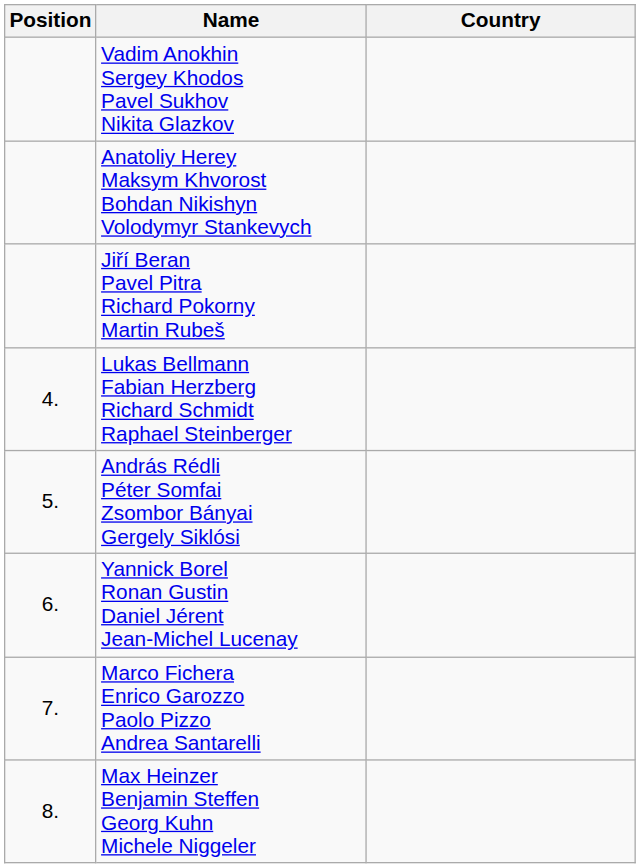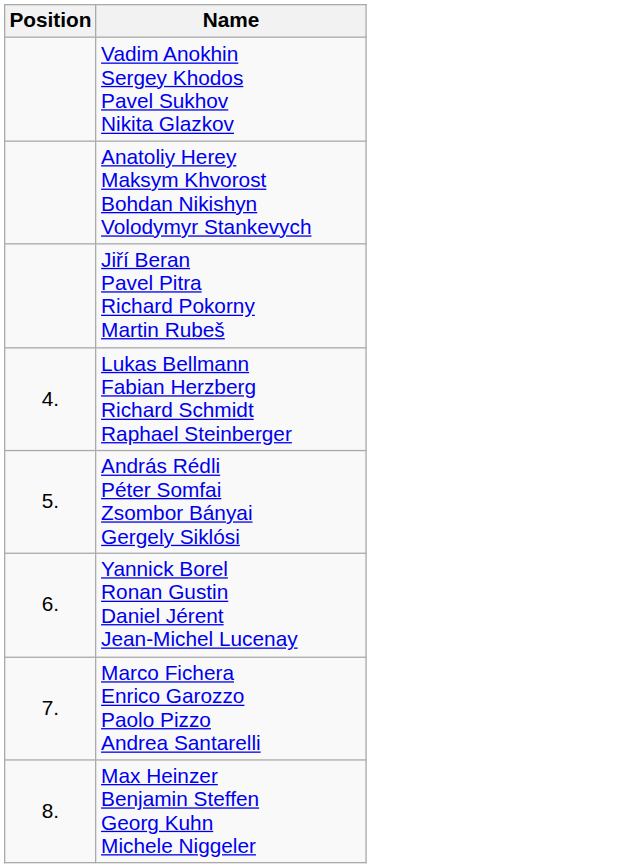- column: (501, 20)
